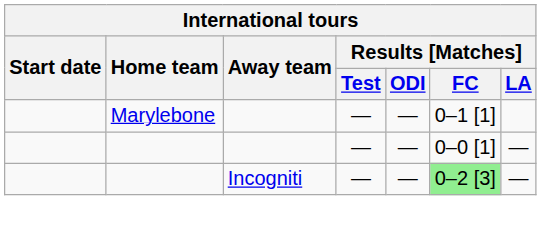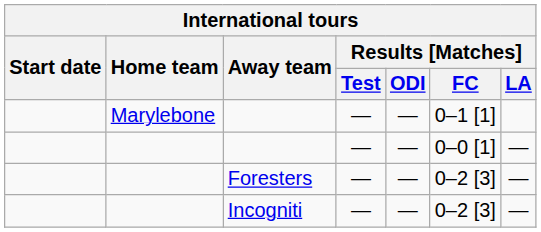+ row: (165, 179)
(465, 178) lightgreen background -> (465, 210) no background
